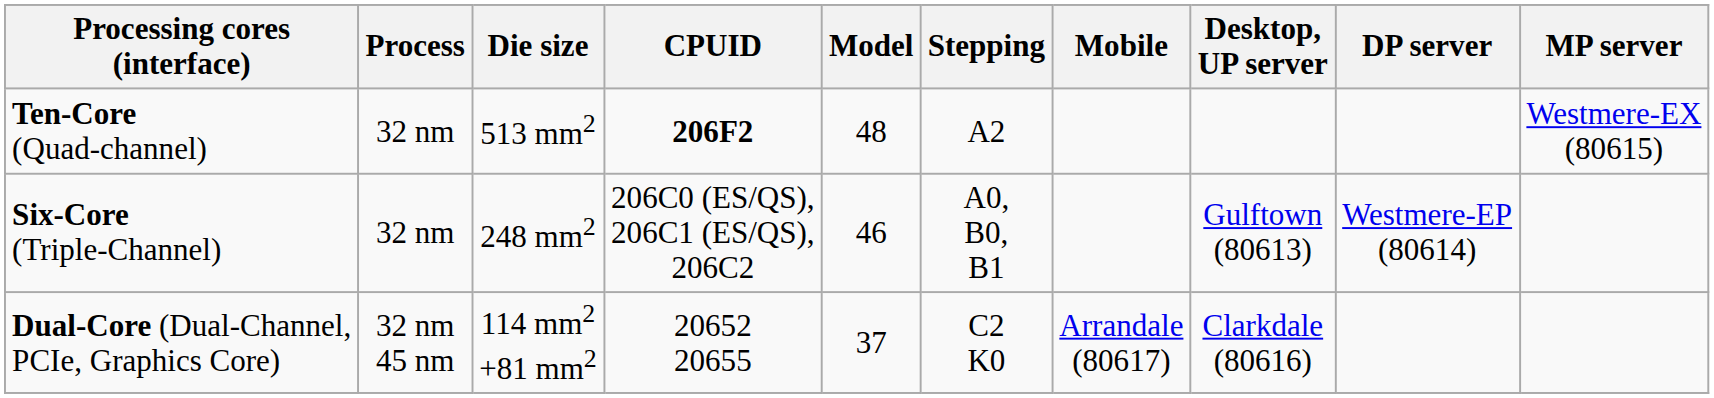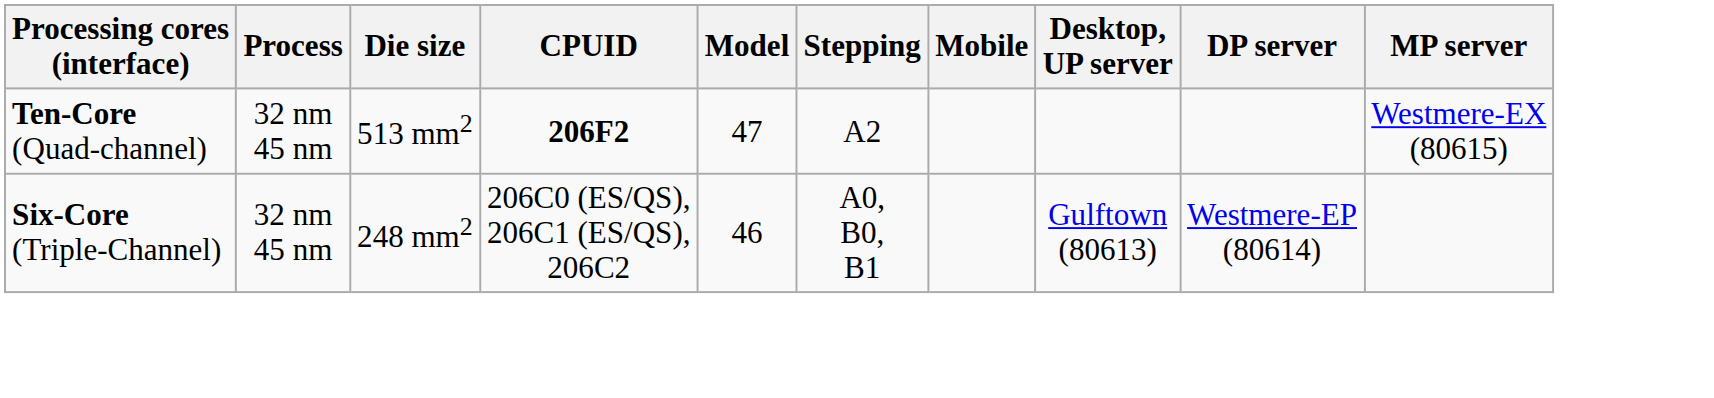(415, 130) 32 nm -> (293, 130) 32 nm 45 nm
(871, 130) 48 -> (747, 130) 47
(415, 232) 32 nm -> (293, 232) 32 nm 45 nm
- row: (182, 342)
